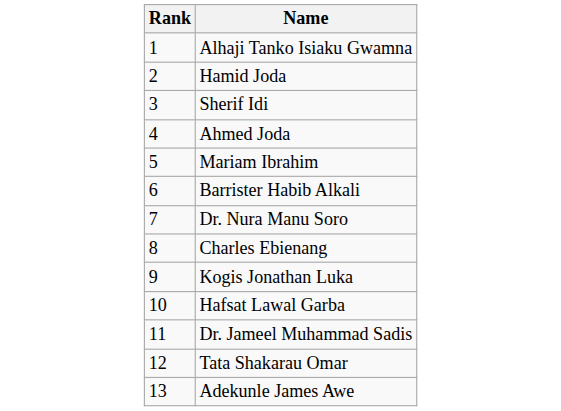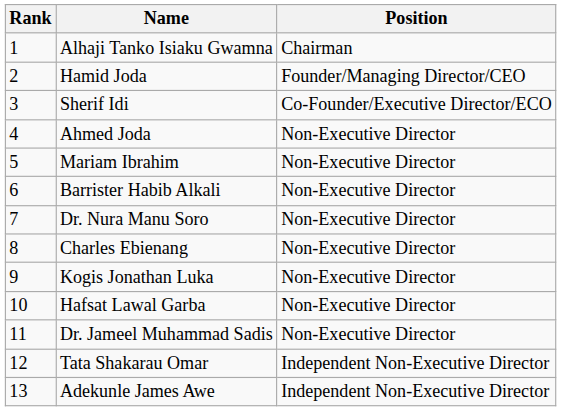+ column: (416, 18)
